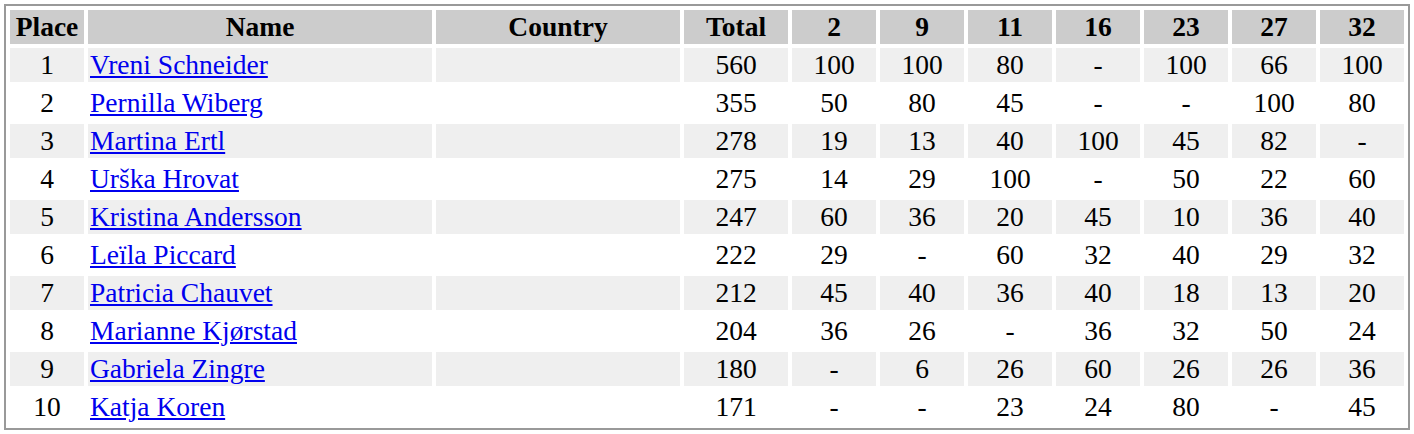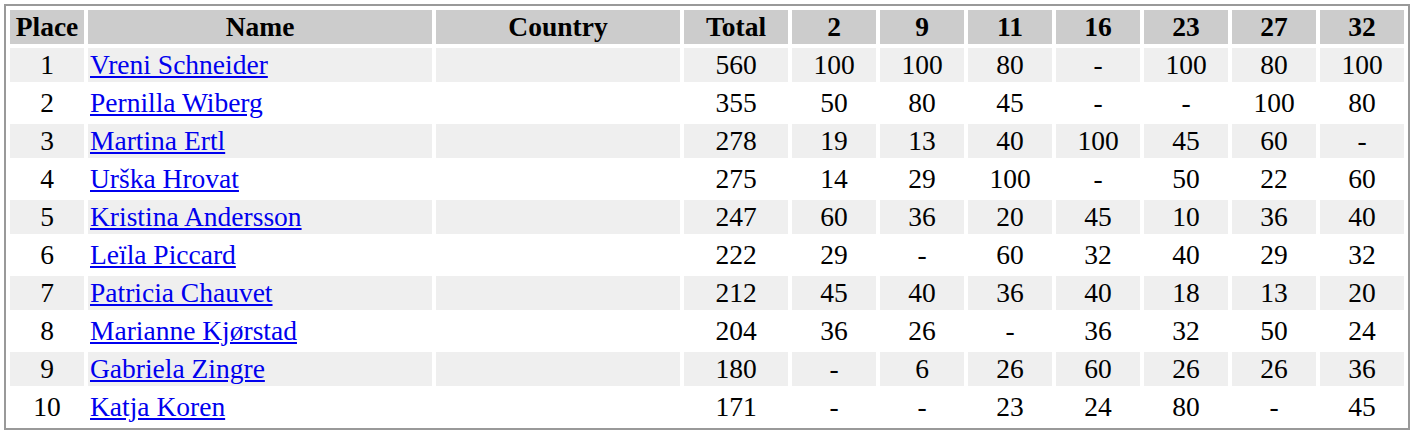(1274, 65) 66 -> (1274, 65) 80
(1274, 141) 82 -> (1274, 141) 60
